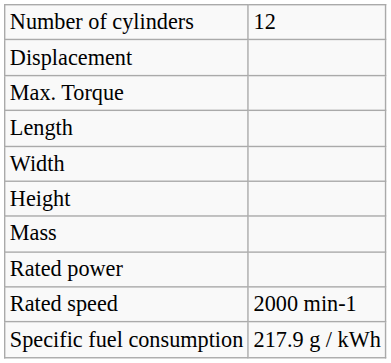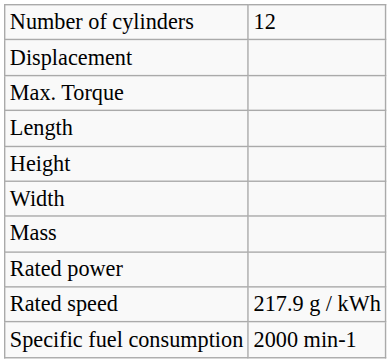rows swapped: (37, 163) <-> (40, 198)
(305, 304) 2000 min-1 -> (317, 304) 217.9 g / kWh
(317, 339) 217.9 g / kWh -> (305, 339) 2000 min-1
